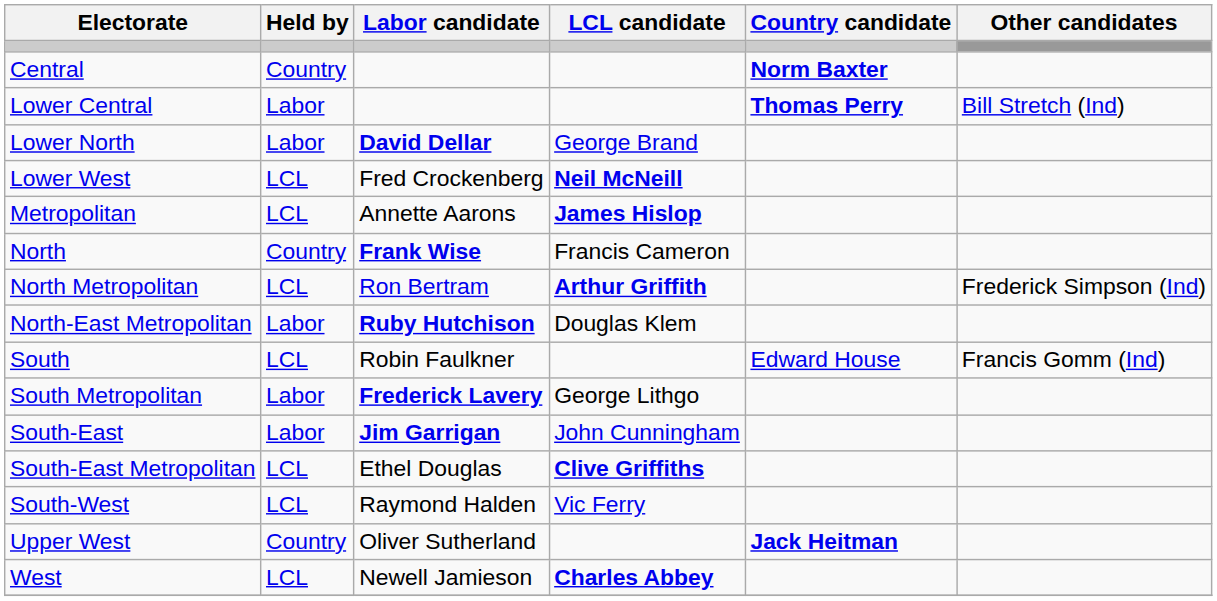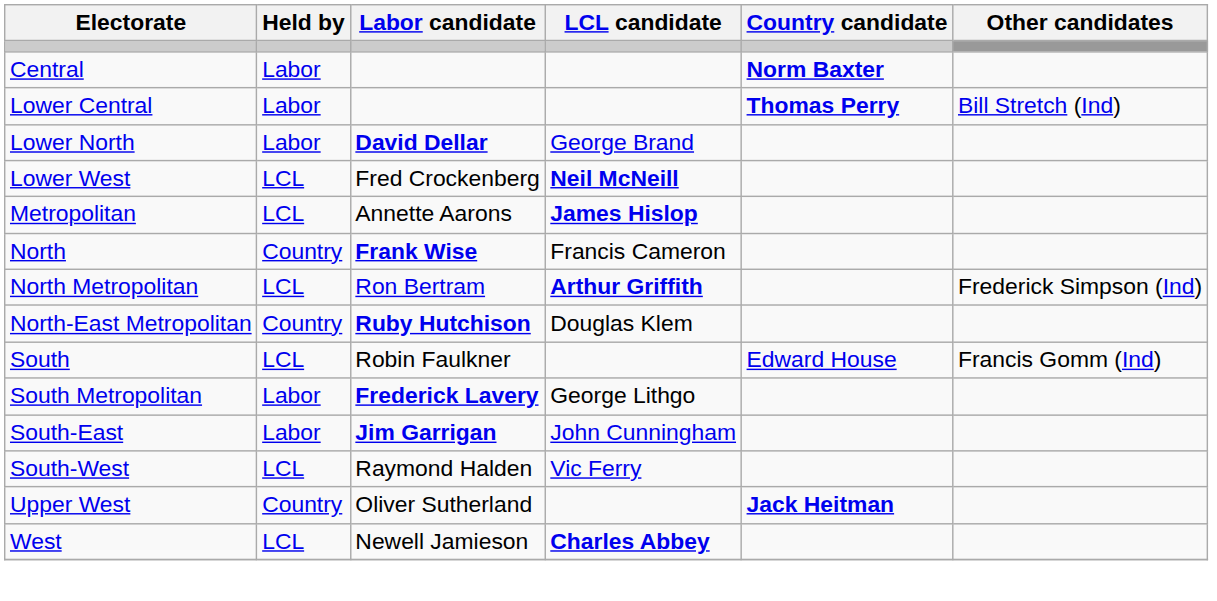(306, 69) Country -> (291, 69) Labor
(295, 323) Labor -> (302, 323) Country
- row: (133, 468)
